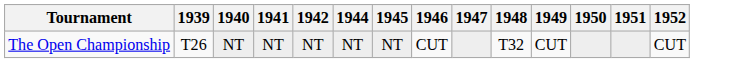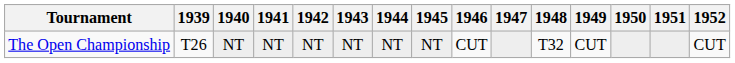+ column: (352, 17)
